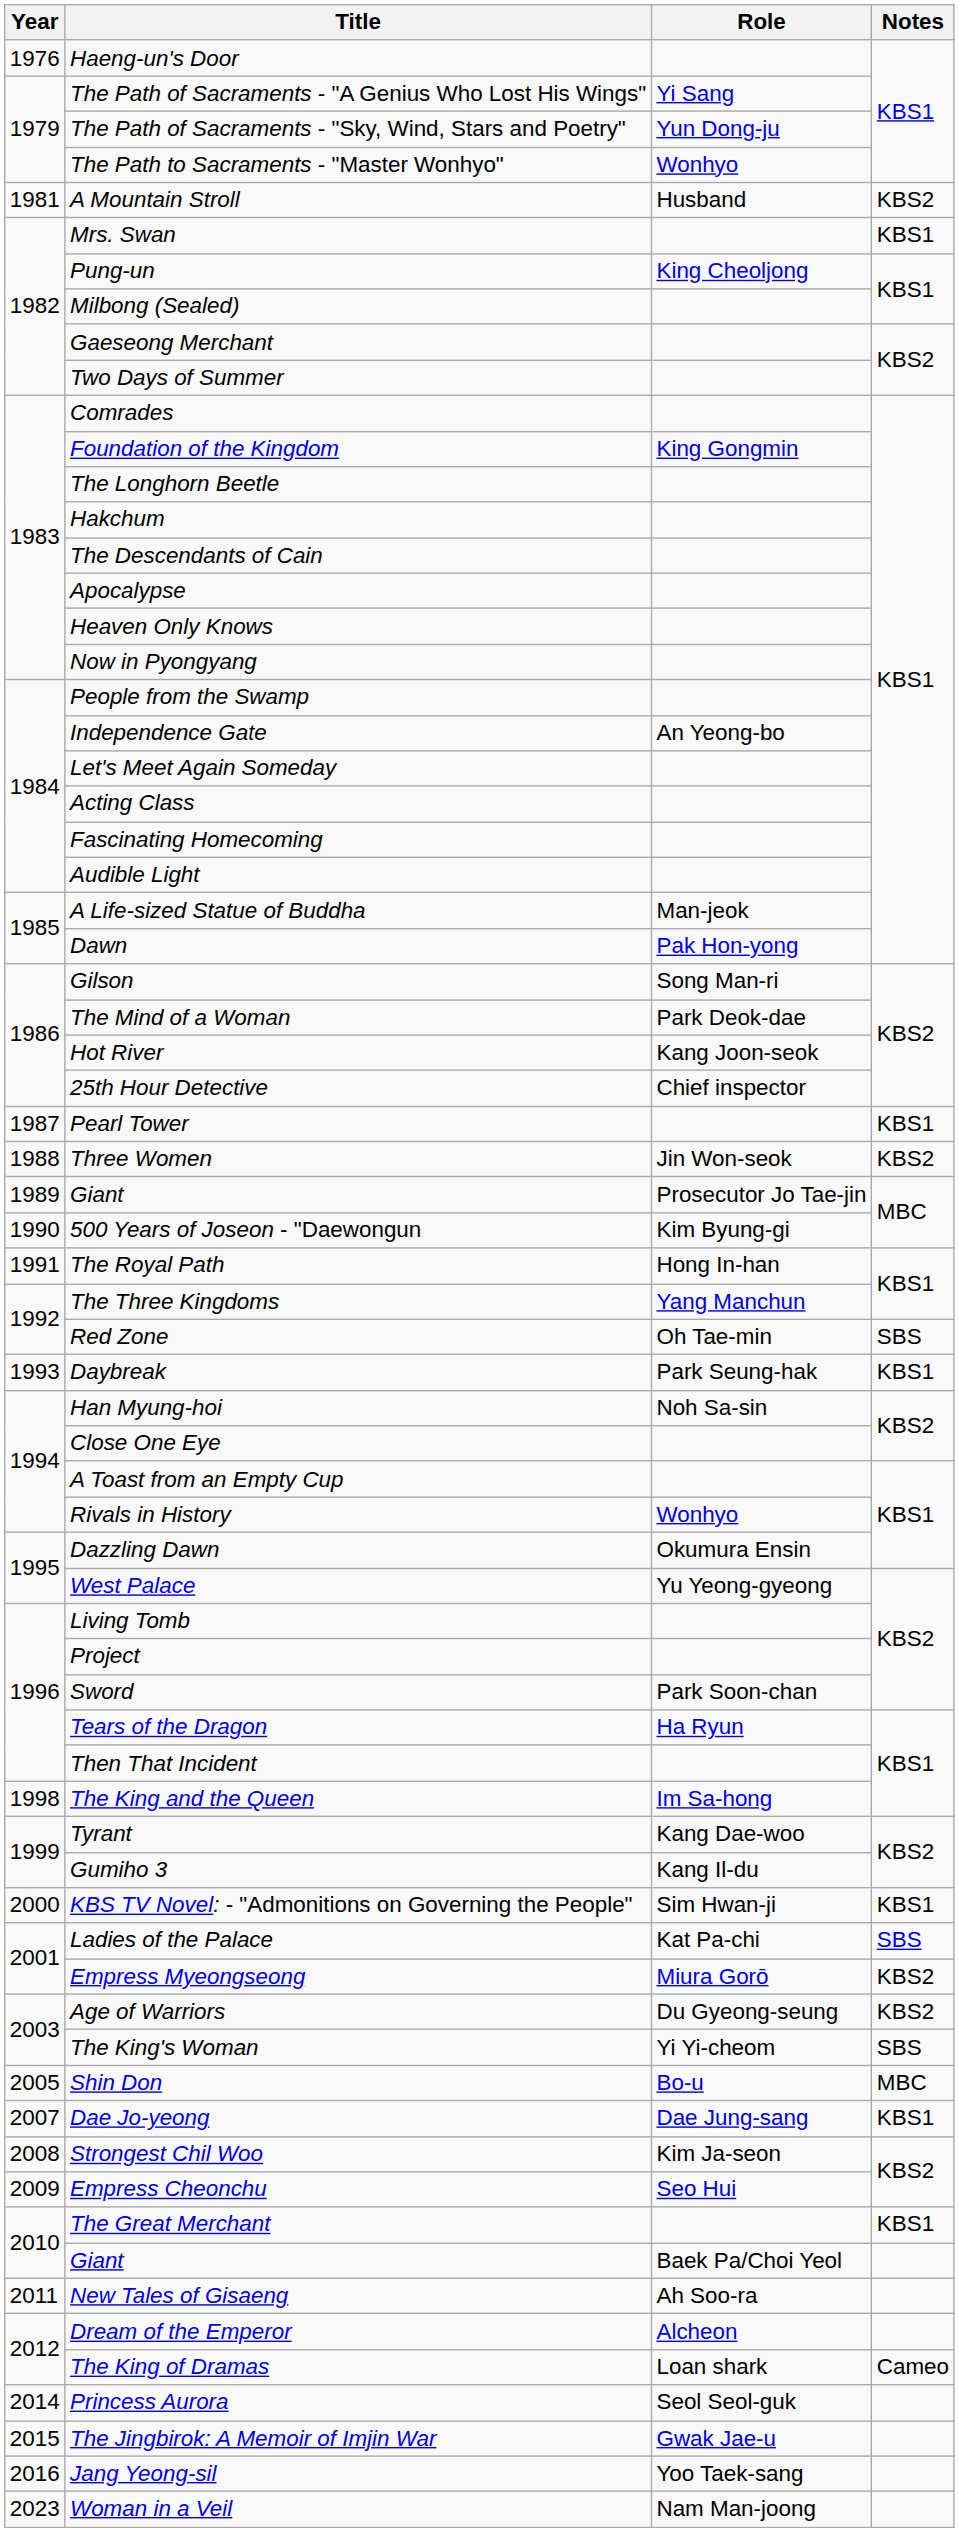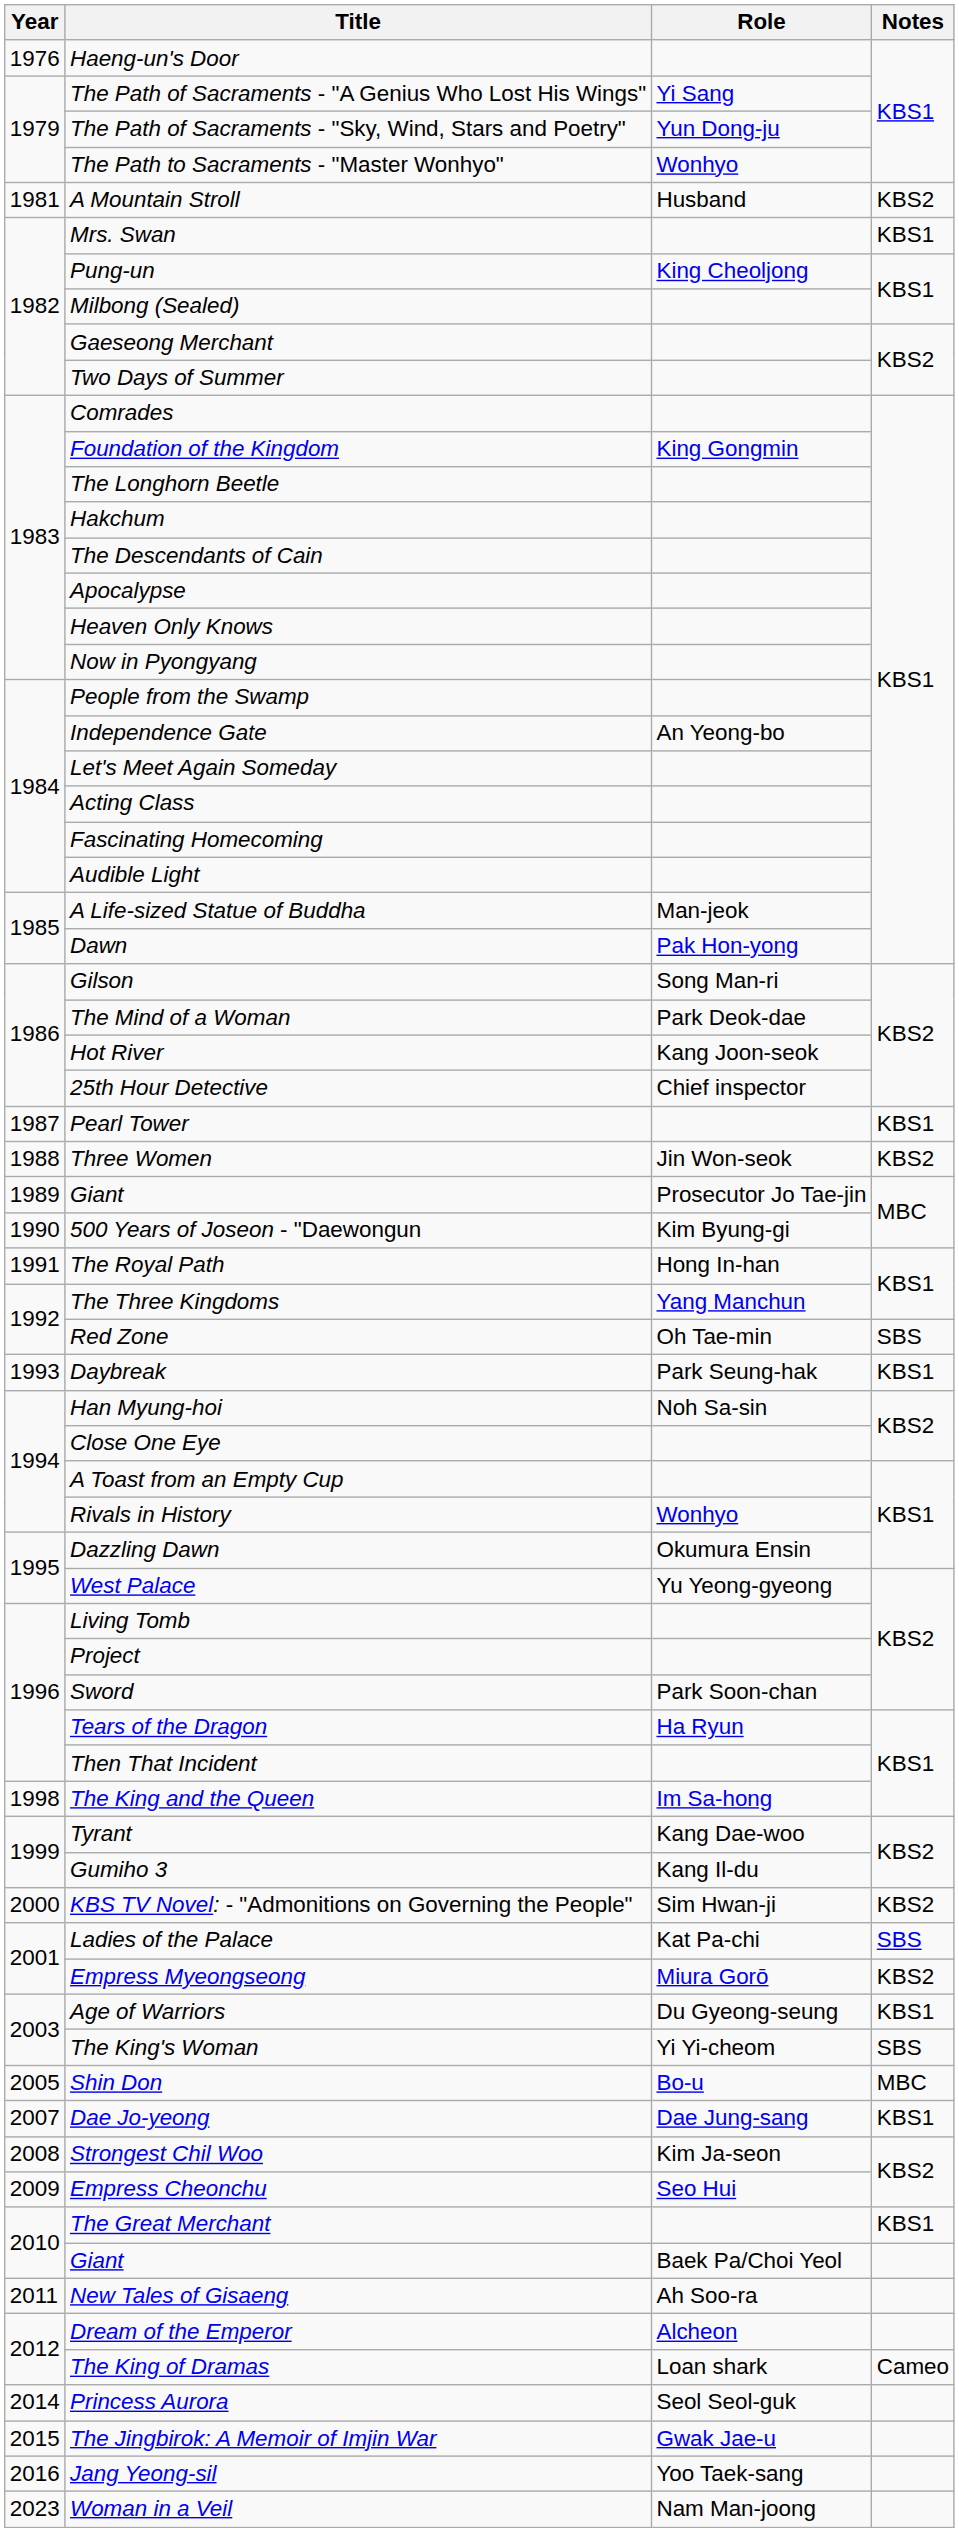(905, 1905) KBS1 -> (905, 1905) KBS2
(905, 2011) KBS2 -> (905, 2011) KBS1
